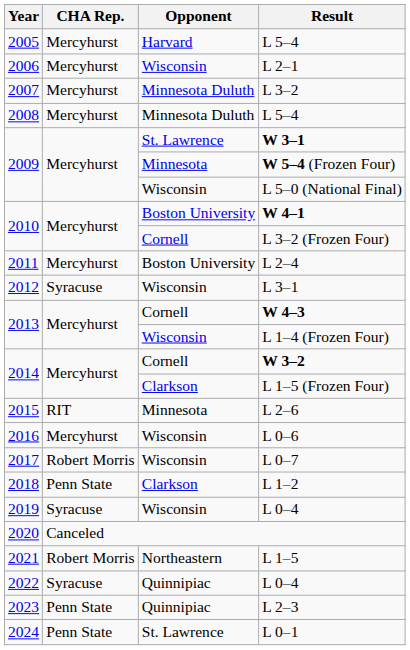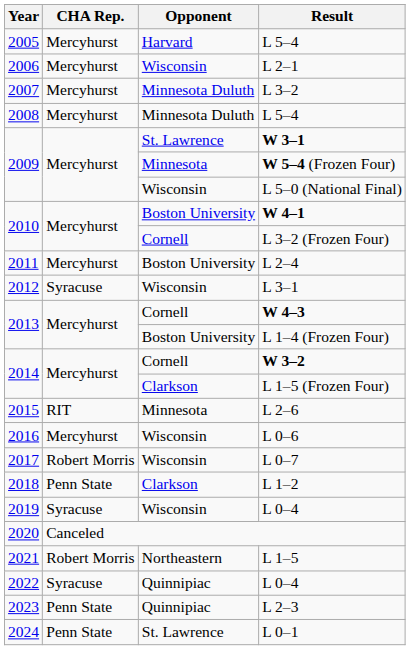(174, 336) Wisconsin -> (198, 336) Boston University
